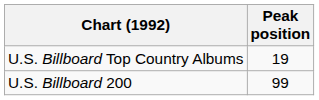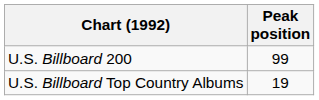rows swapped: (126, 58) <-> (70, 82)
